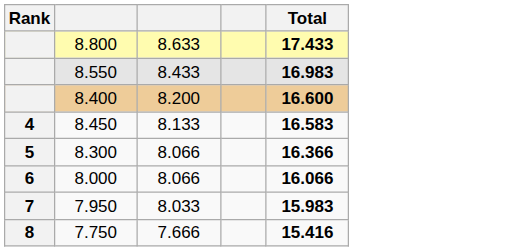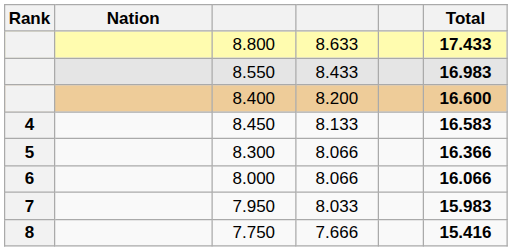+ column: (133, 18)
